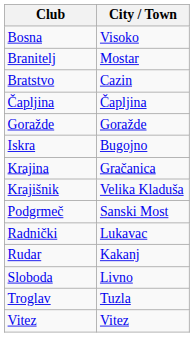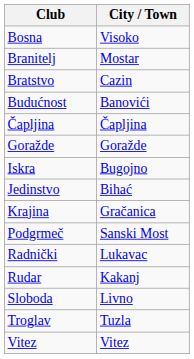+ row: (37, 102)
+ row: (34, 189)
- row: (33, 189)
